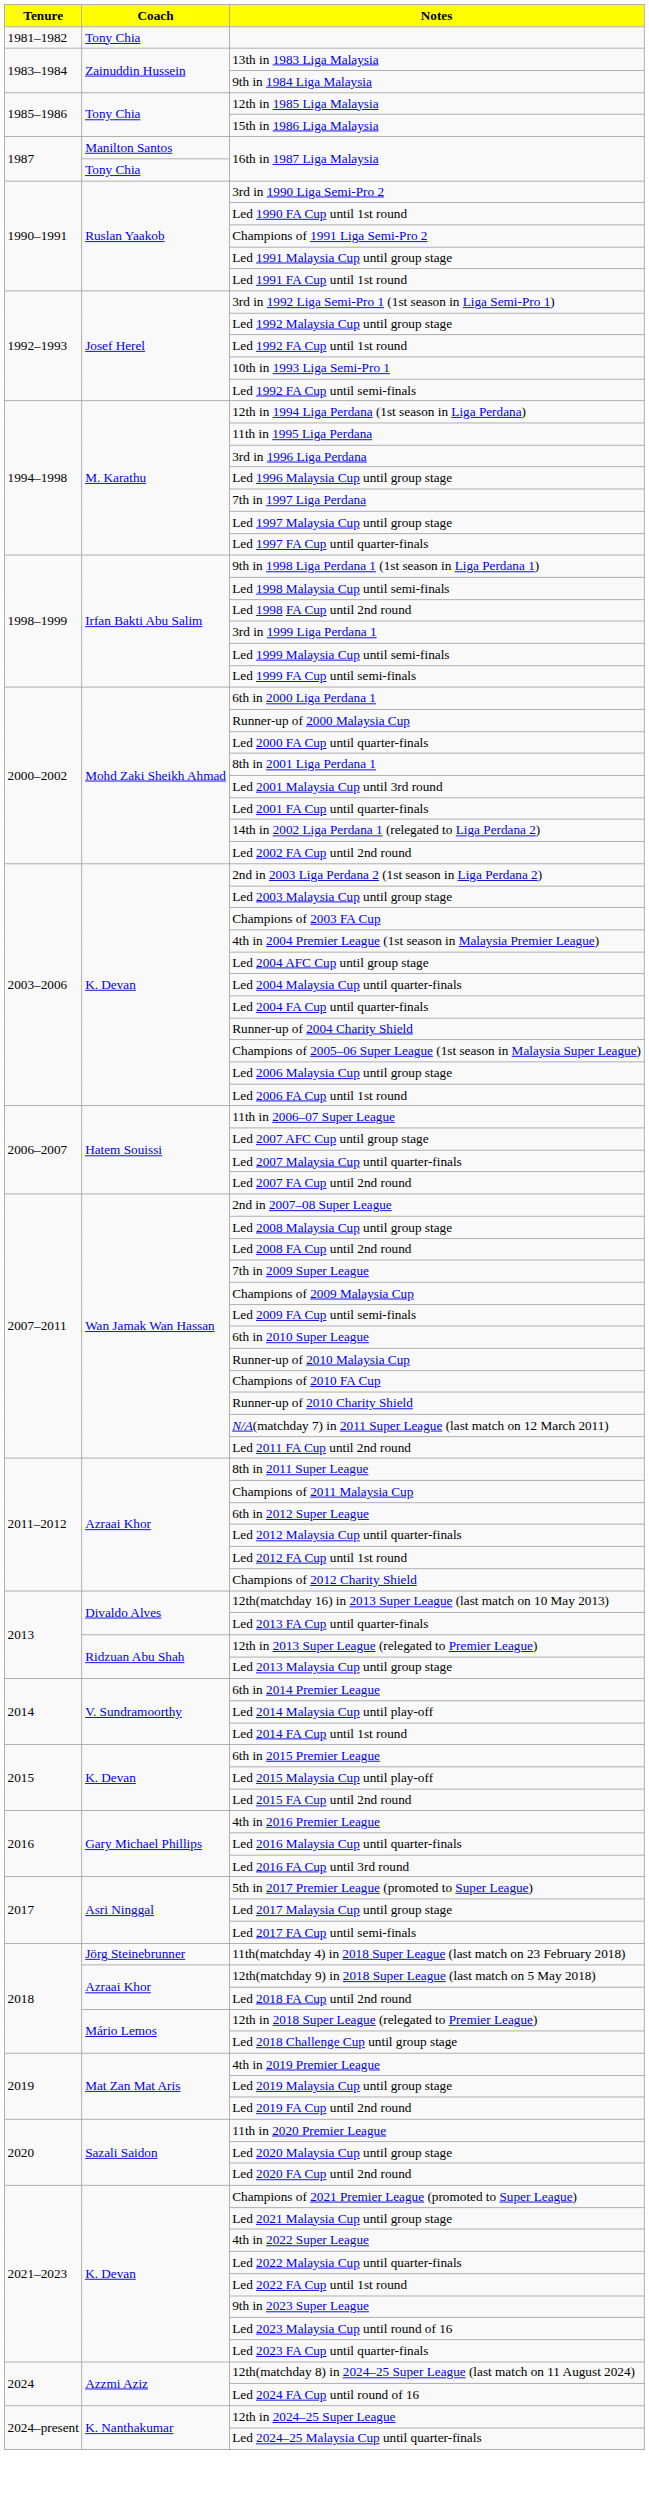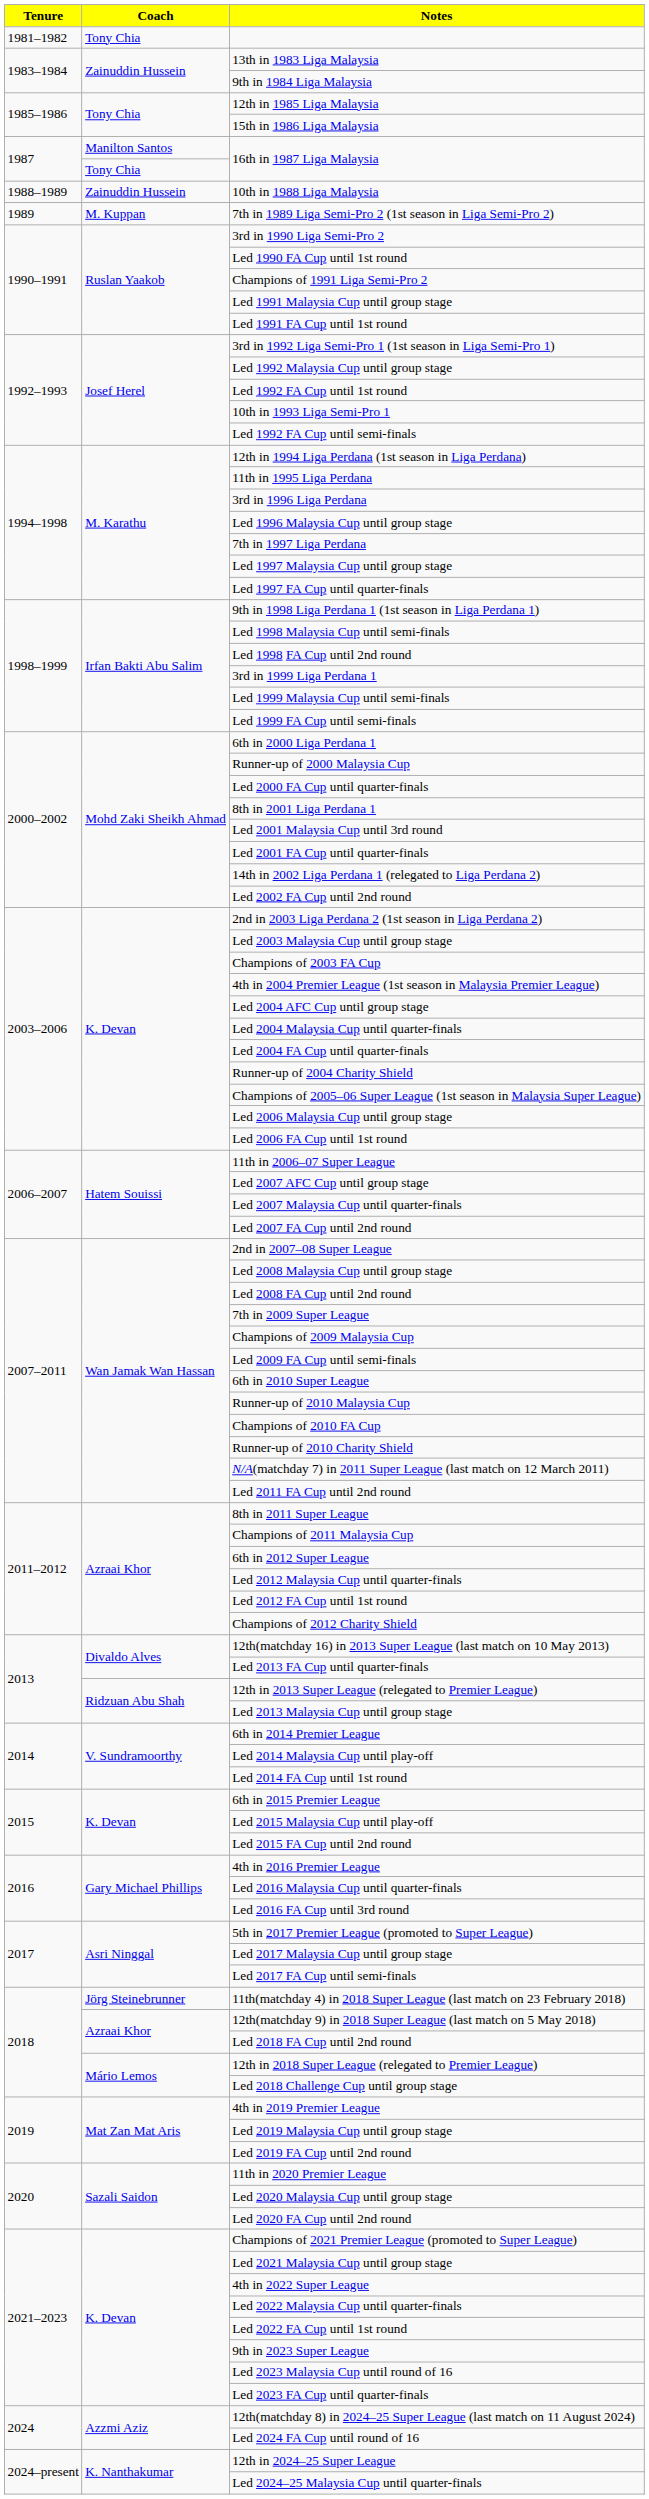+ row: (135, 191)
+ row: (115, 214)
